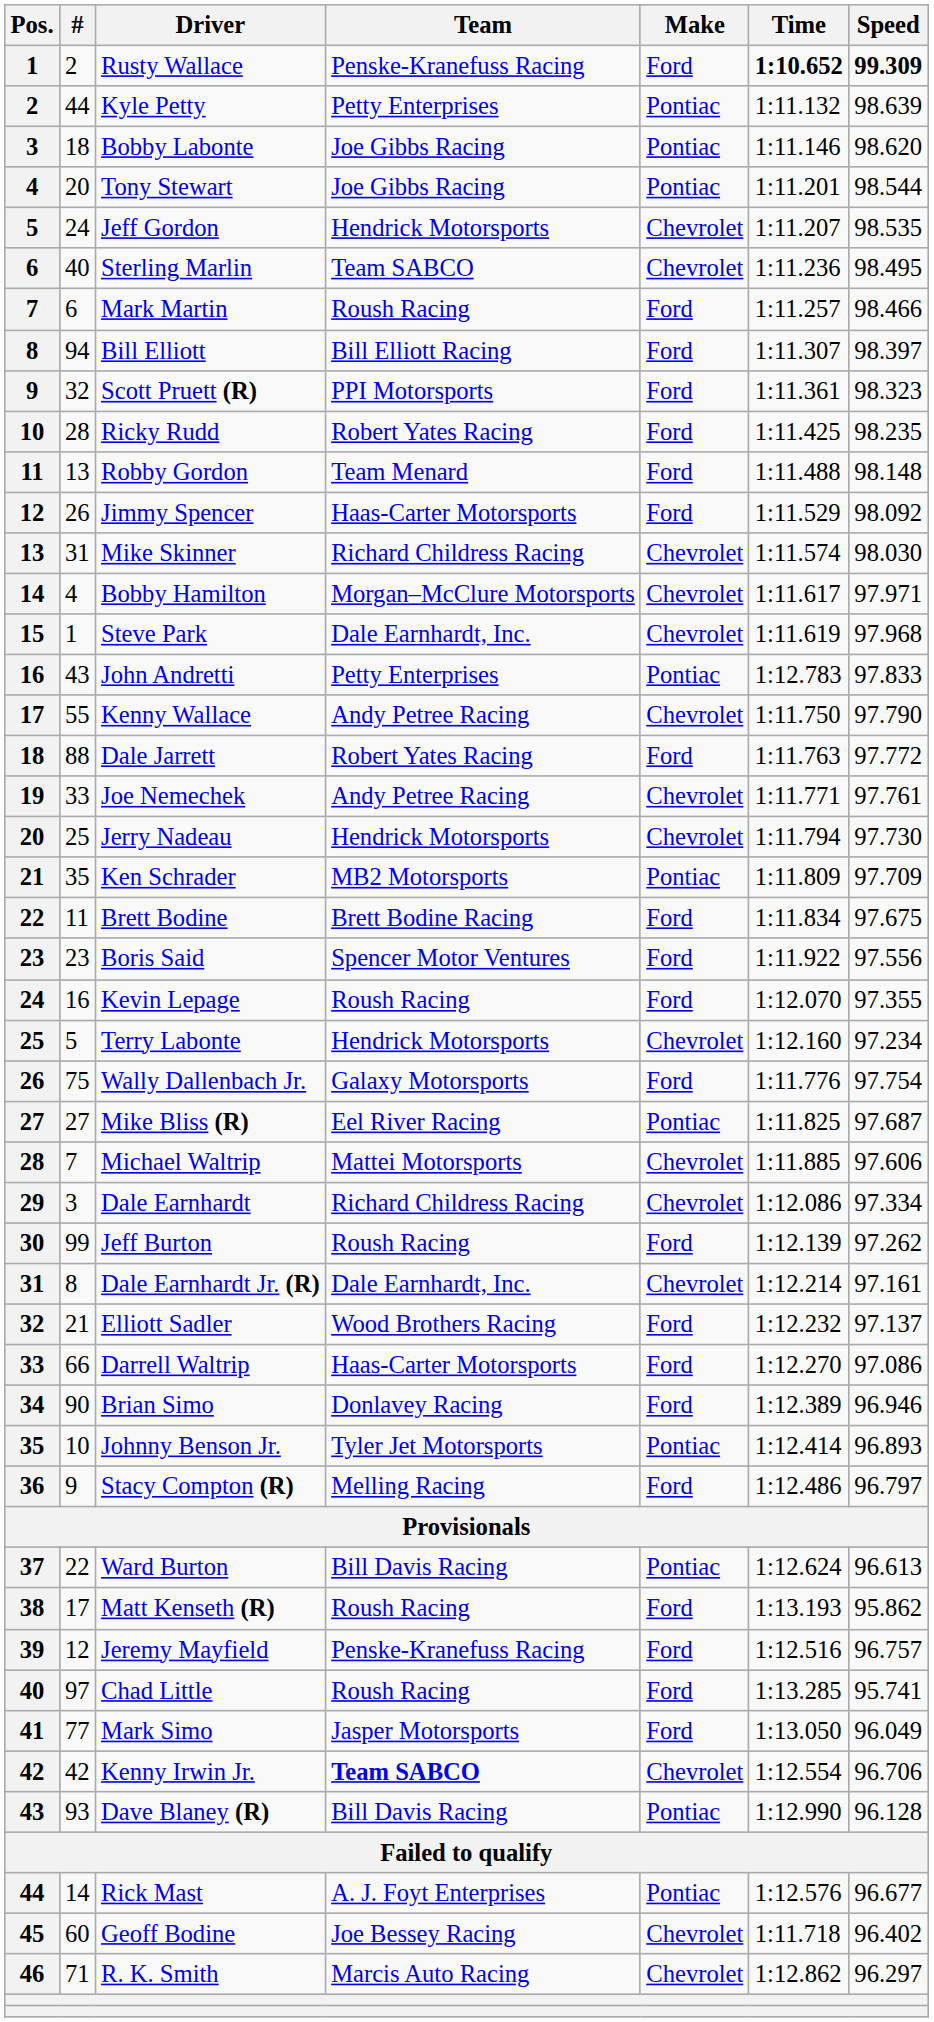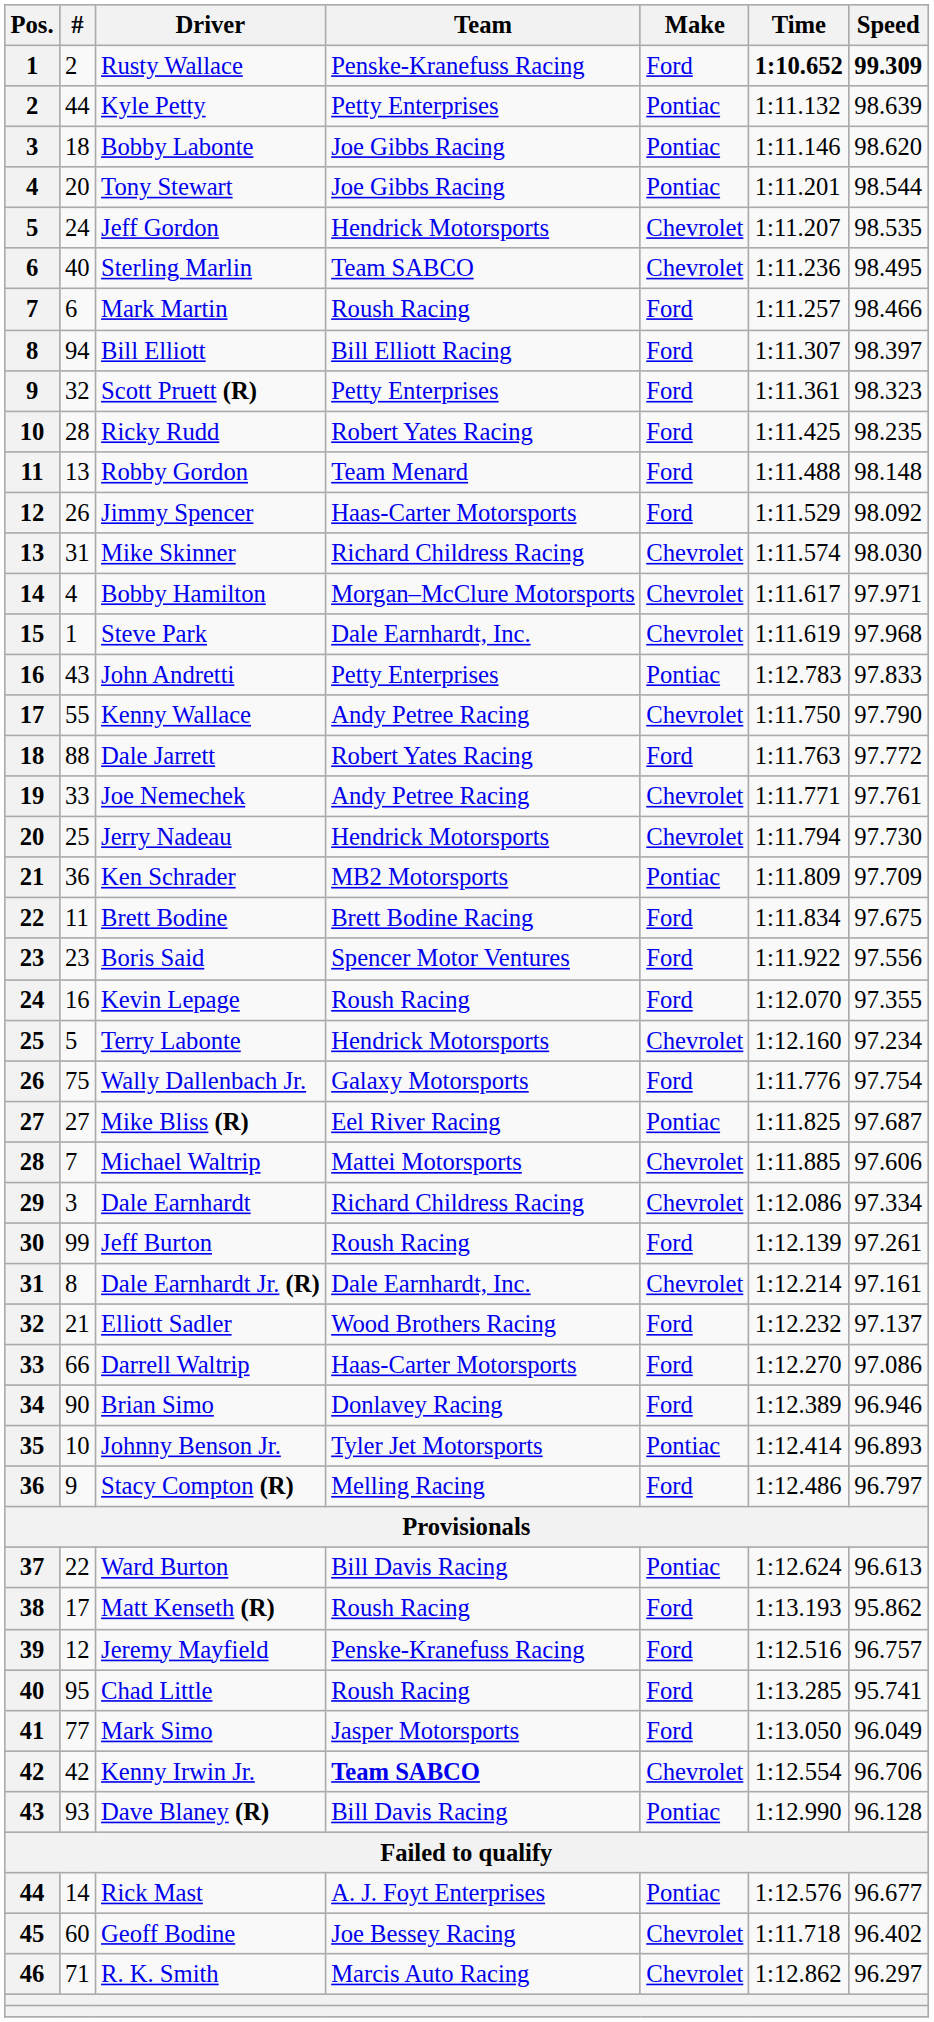(412, 390) PPI Motorsports -> (415, 390) Petty Enterprises
(77, 877) 35 -> (77, 877) 36
(888, 1243) 97.262 -> (888, 1243) 97.261
(77, 1689) 97 -> (77, 1689) 95
